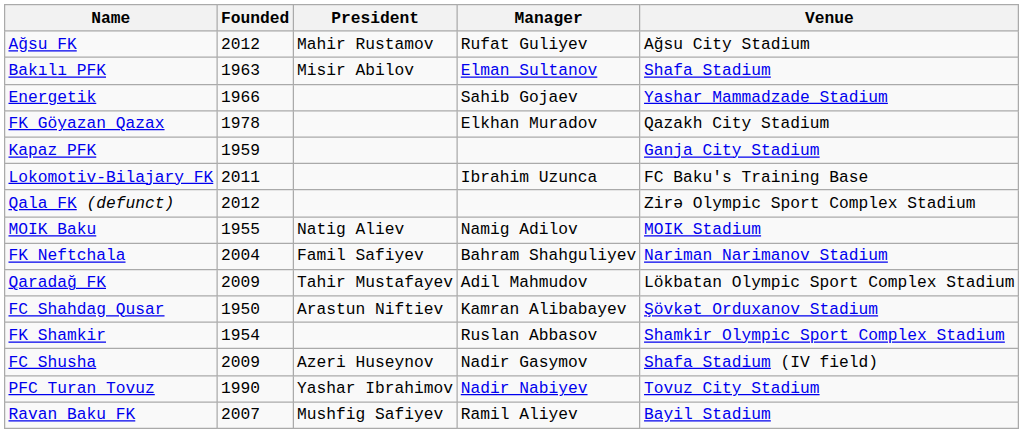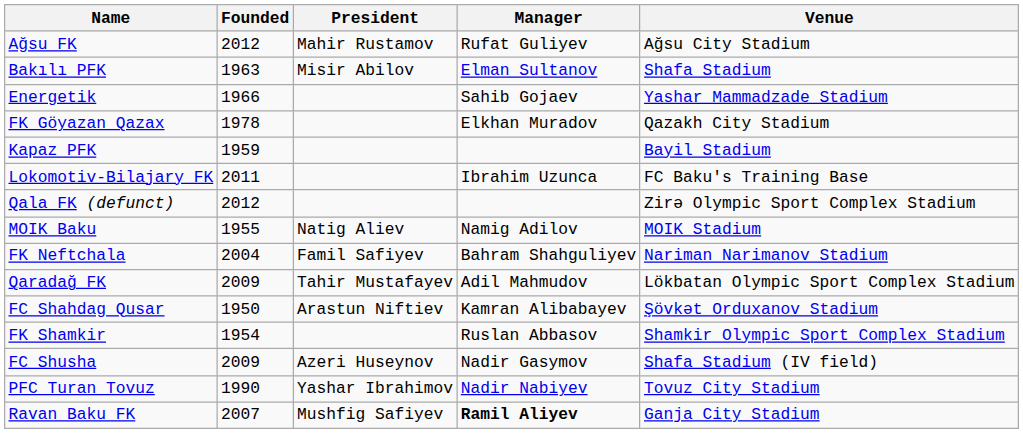(732, 150) Ganja City Stadium -> (707, 150) Bayil Stadium
(519, 415) normal -> (519, 415) bold
(707, 415) Bayil Stadium -> (732, 415) Ganja City Stadium
